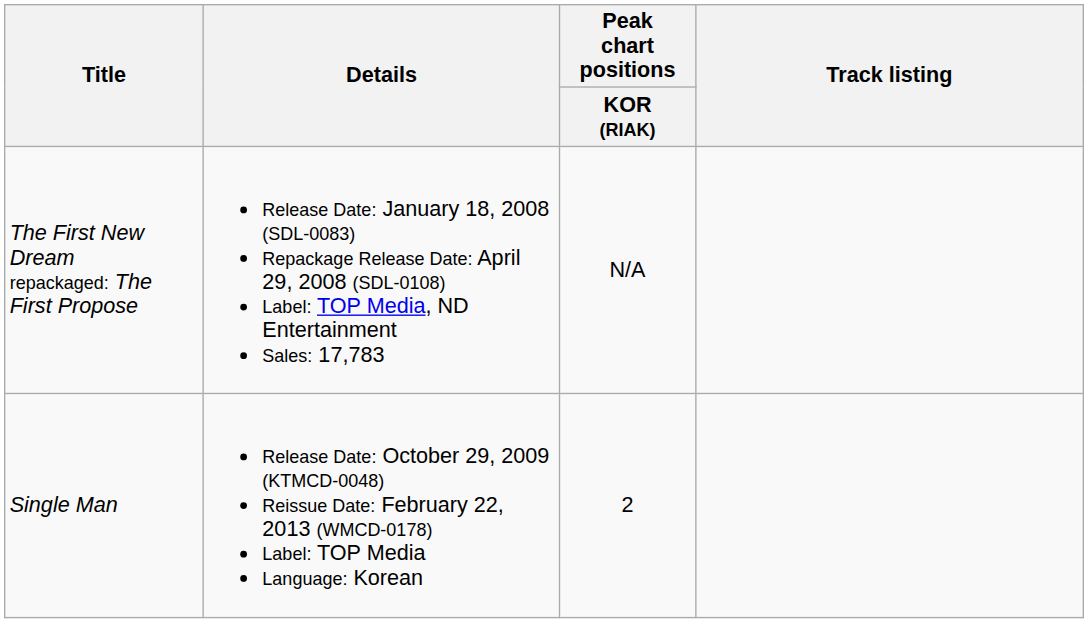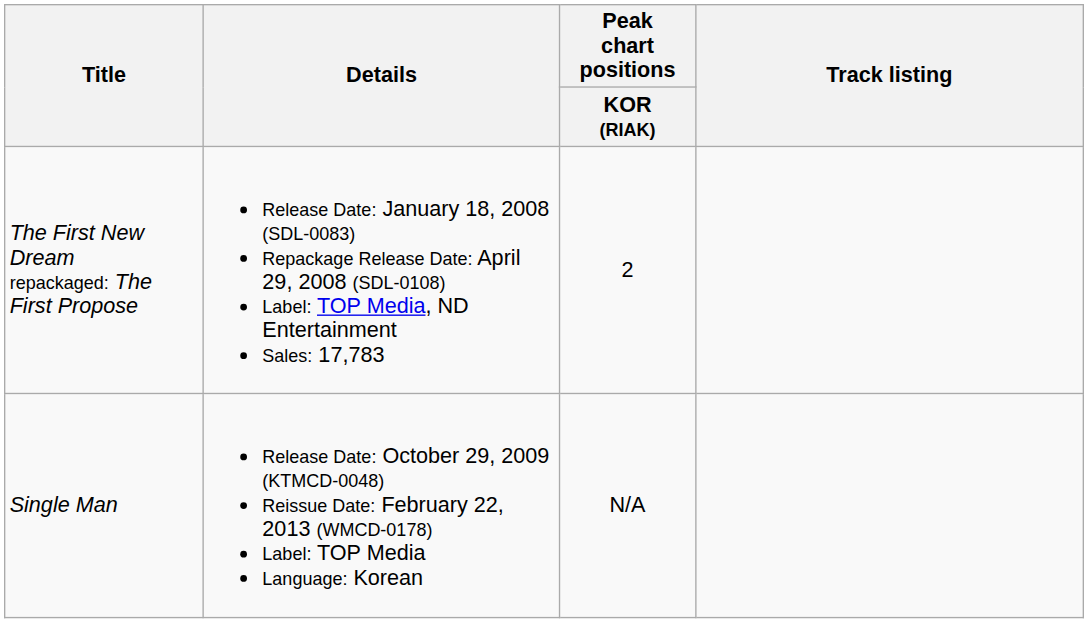(628, 269) N/A -> (628, 269) 2
(628, 505) 2 -> (628, 505) N/A
